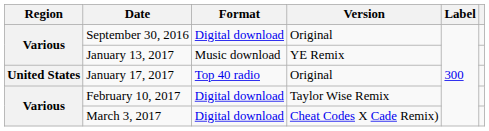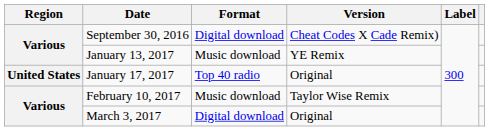(311, 34) Original -> (364, 34) Cheat Codes X Cade Remix)
(239, 95) Digital download -> (238, 95) Music download
(364, 116) Cheat Codes X Cade Remix) -> (311, 116) Original
